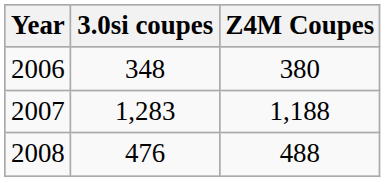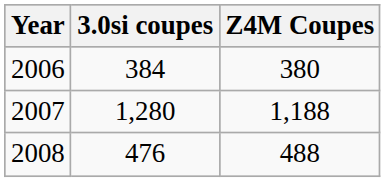(145, 68) 348 -> (145, 68) 384
(145, 111) 1,283 -> (145, 111) 1,280
